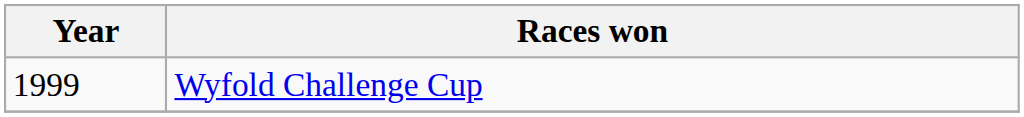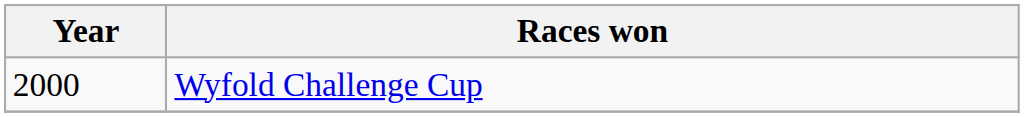(46, 84) 1999 -> (46, 84) 2000
